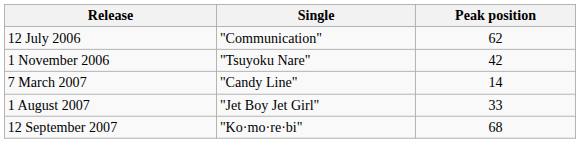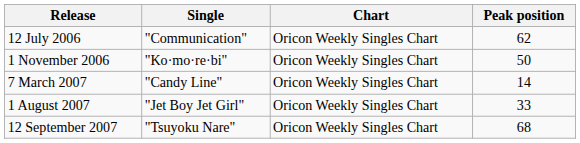+ column: (371, 15)
(265, 60) "Tsuyoku Nare" -> (186, 60) "Ko·mo·re·bi"
(496, 60) 42 -> (524, 60) 50
(261, 127) "Ko·mo·re·bi" -> (190, 127) "Tsuyoku Nare"
